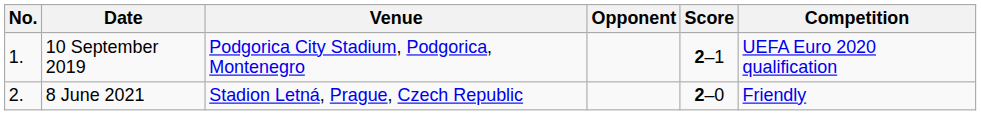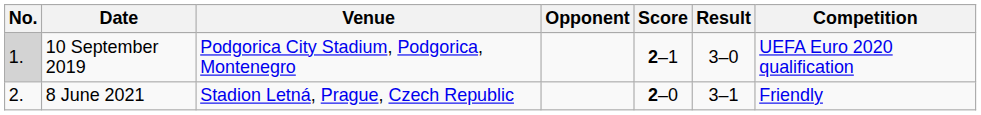+ column: (724, 18)
(16, 57) no background -> (16, 57) lightgrey background
